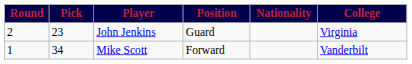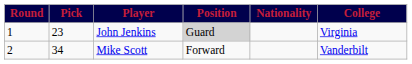(10, 31) 2 -> (10, 31) 1
(200, 31) no background -> (200, 31) lightgrey background
(10, 50) 1 -> (10, 50) 2
